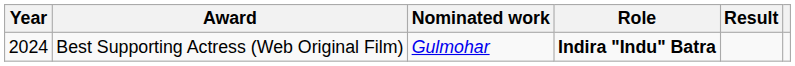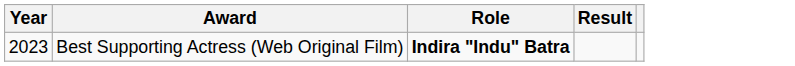- column: (481, 18)
(28, 46) 2024 -> (28, 46) 2023
